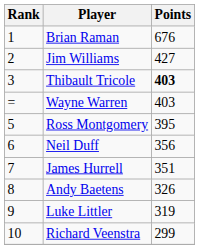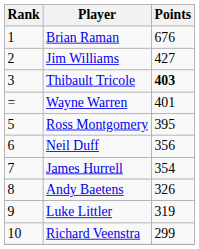(165, 102) 403 -> (165, 102) 401
(165, 168) 351 -> (165, 168) 354
